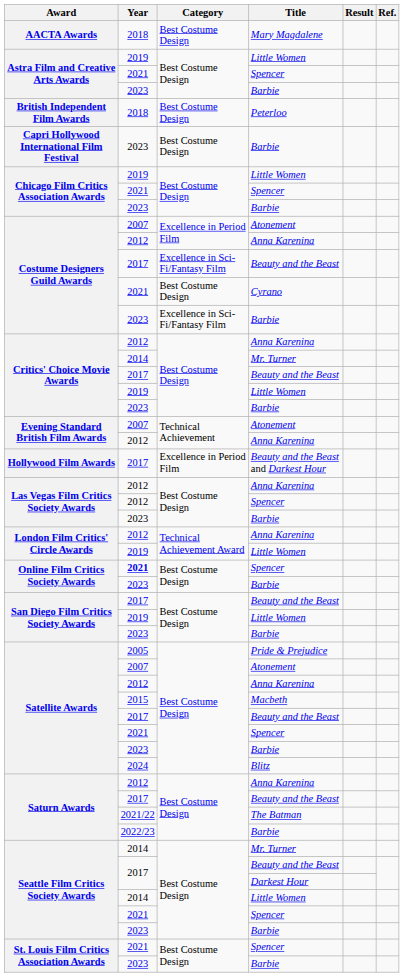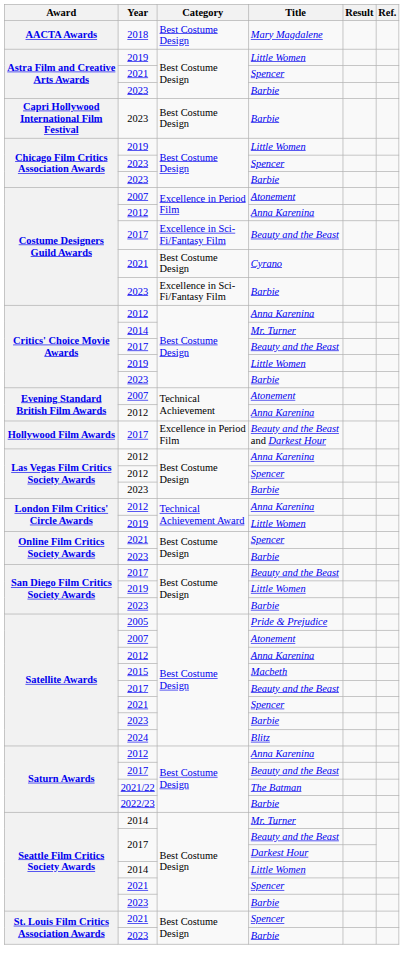- row: (61, 112)
(138, 191) 2021 -> (138, 163) 2023
(138, 568) bold -> (138, 539) normal
